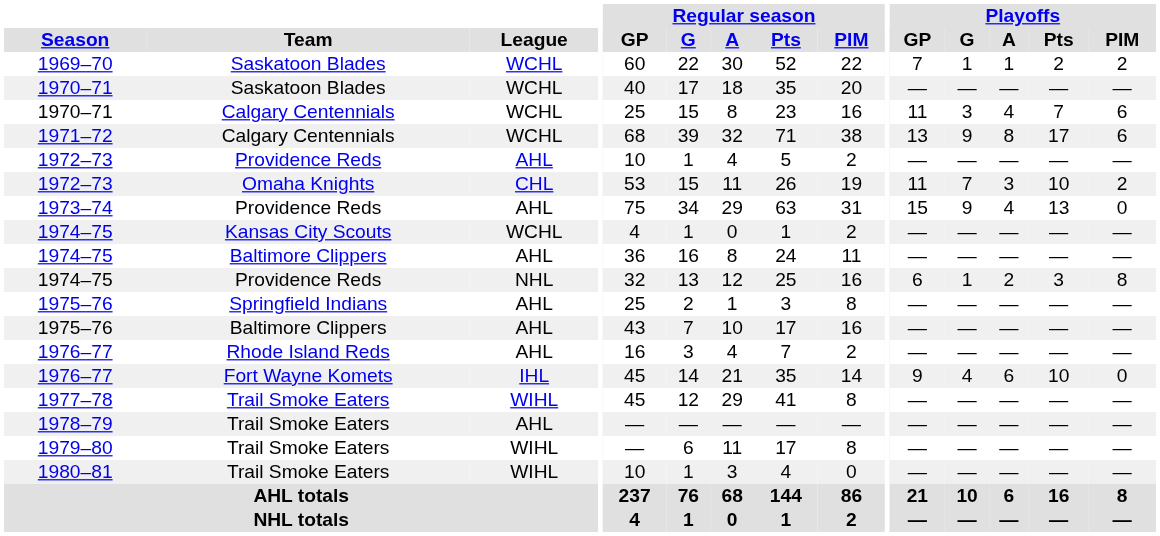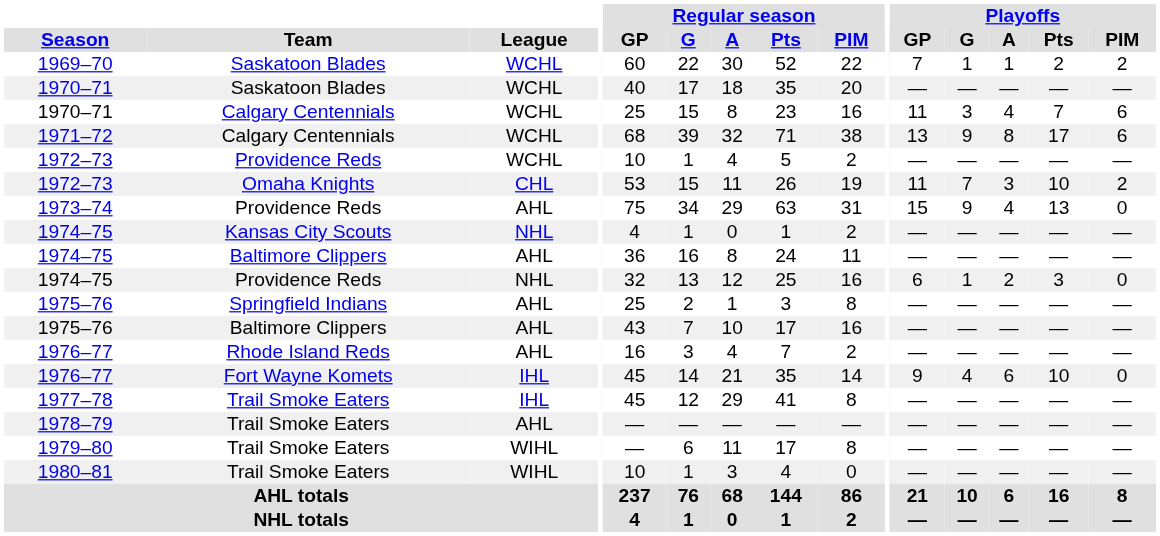(534, 159) AHL -> (534, 159) WCHL
(534, 231) WCHL -> (534, 231) NHL
(1122, 279) 8 -> (1122, 279) 0
(534, 399) WIHL -> (534, 399) IHL
